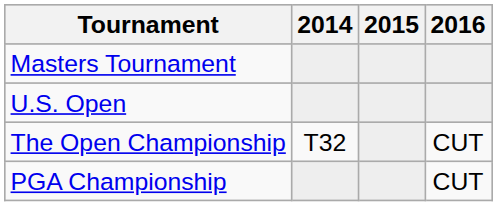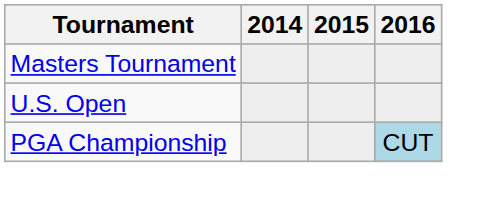- row: (148, 142)
(458, 182) no background -> (408, 142) lightblue background
